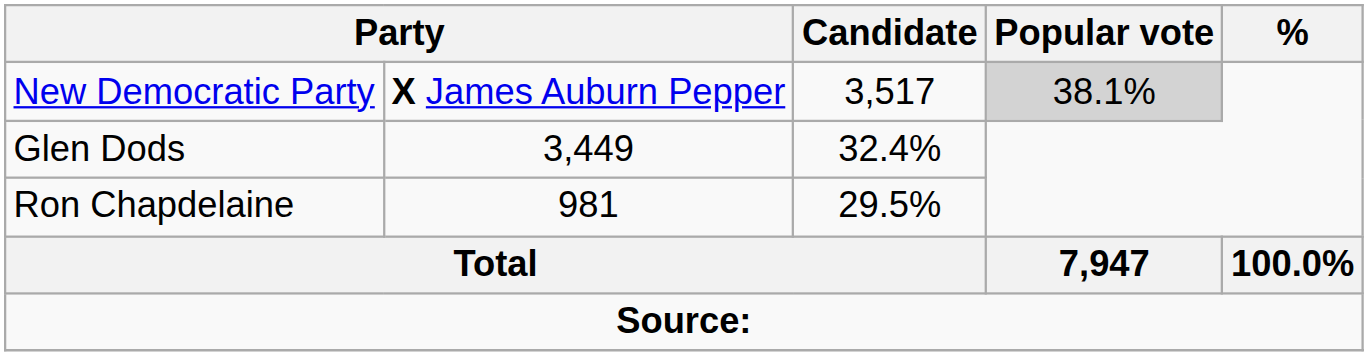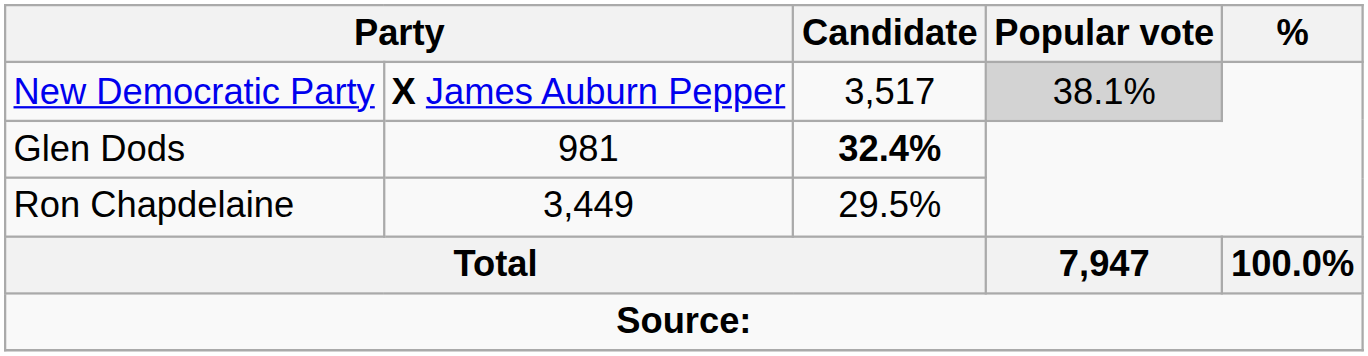(588, 148) 3,449 -> (588, 148) 981
(890, 148) normal -> (890, 148) bold
(588, 206) 981 -> (588, 206) 3,449
